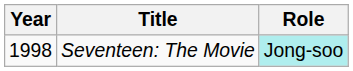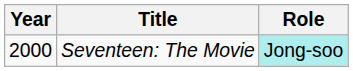(31, 50) 1998 -> (31, 50) 2000
